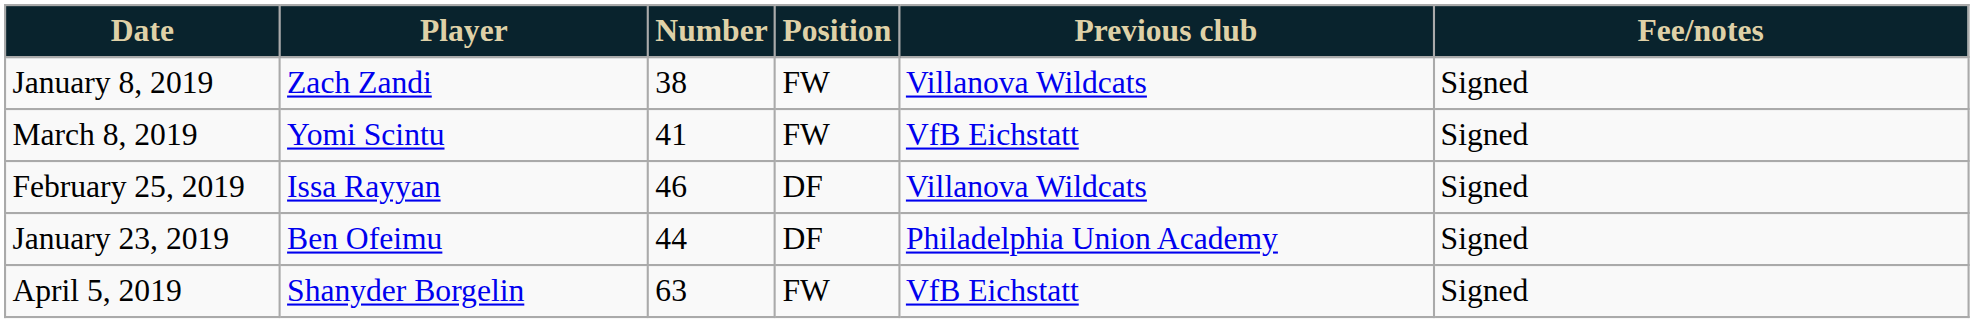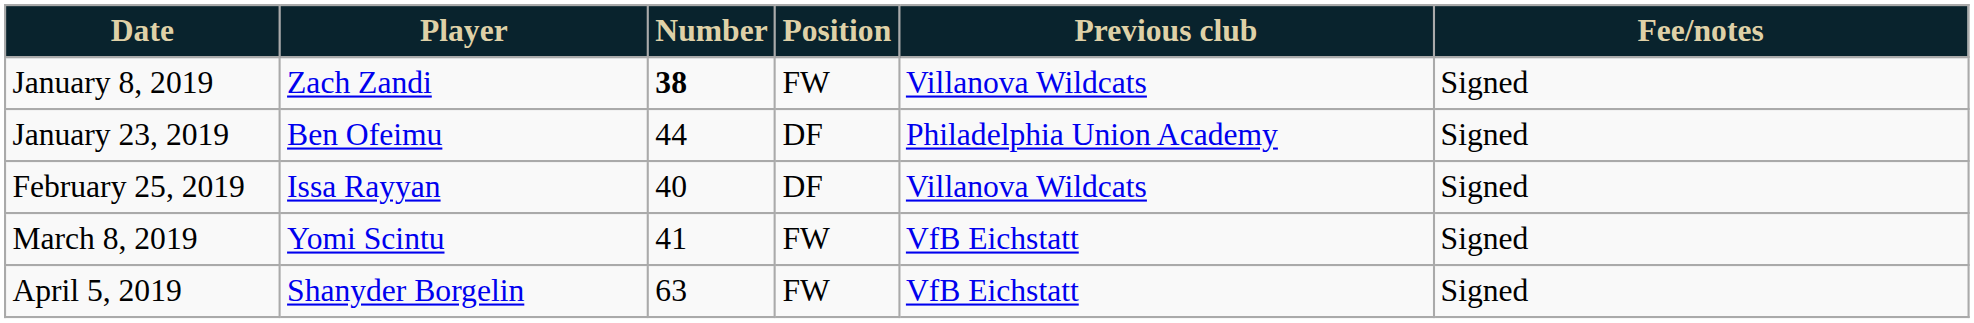(671, 82) normal -> (671, 82) bold
rows swapped: (121, 239) <-> (105, 135)
(671, 187) 46 -> (671, 187) 40
